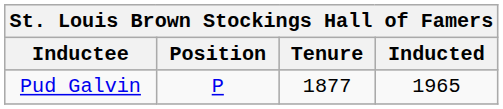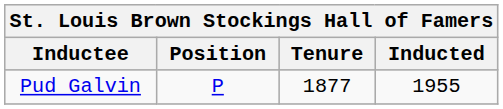(436, 87) 1965 -> (436, 87) 1955
